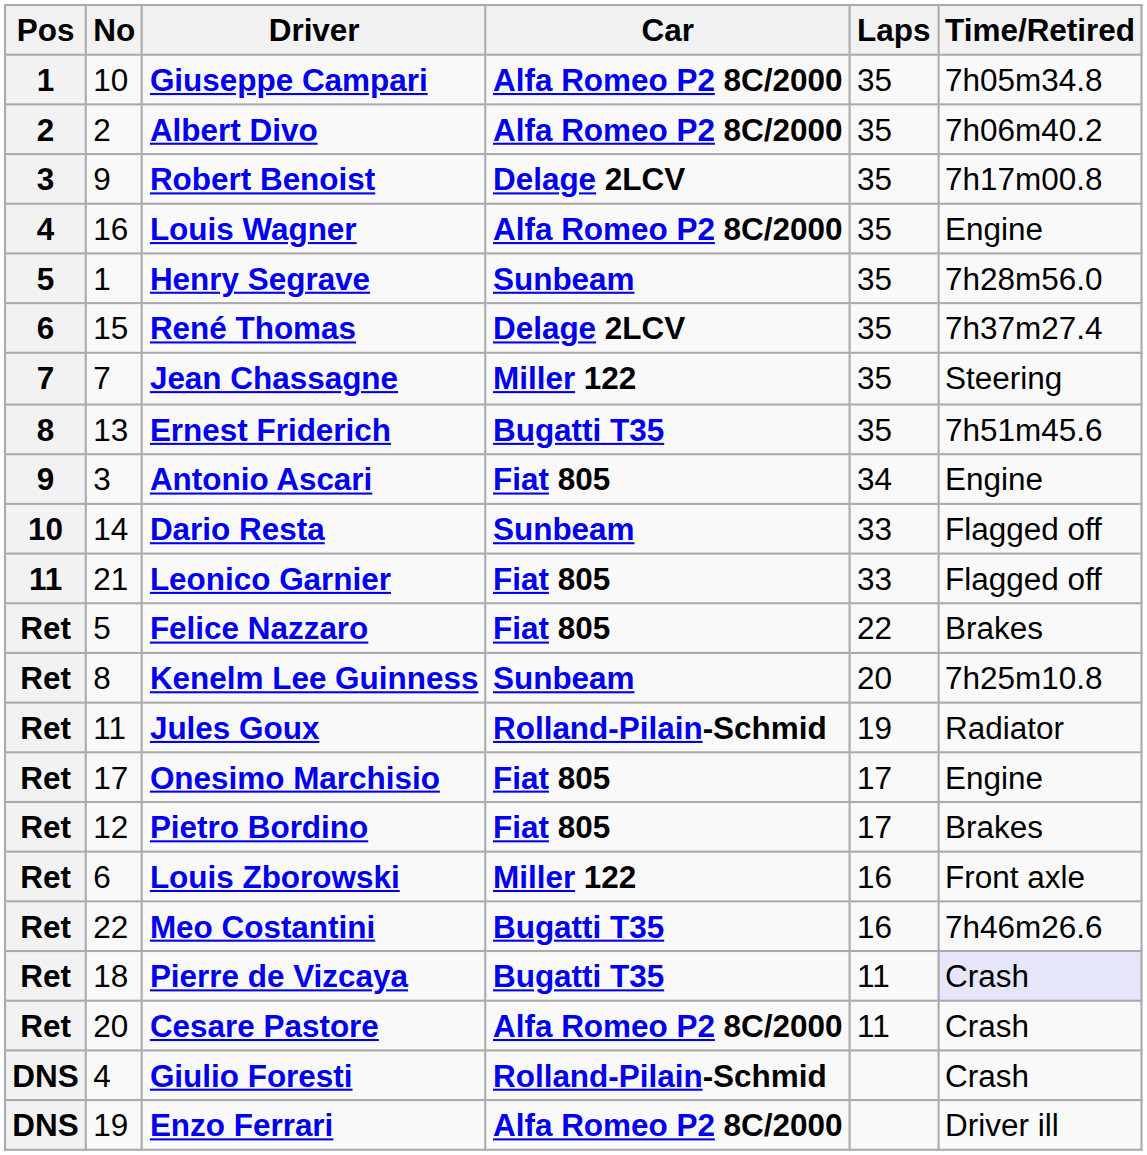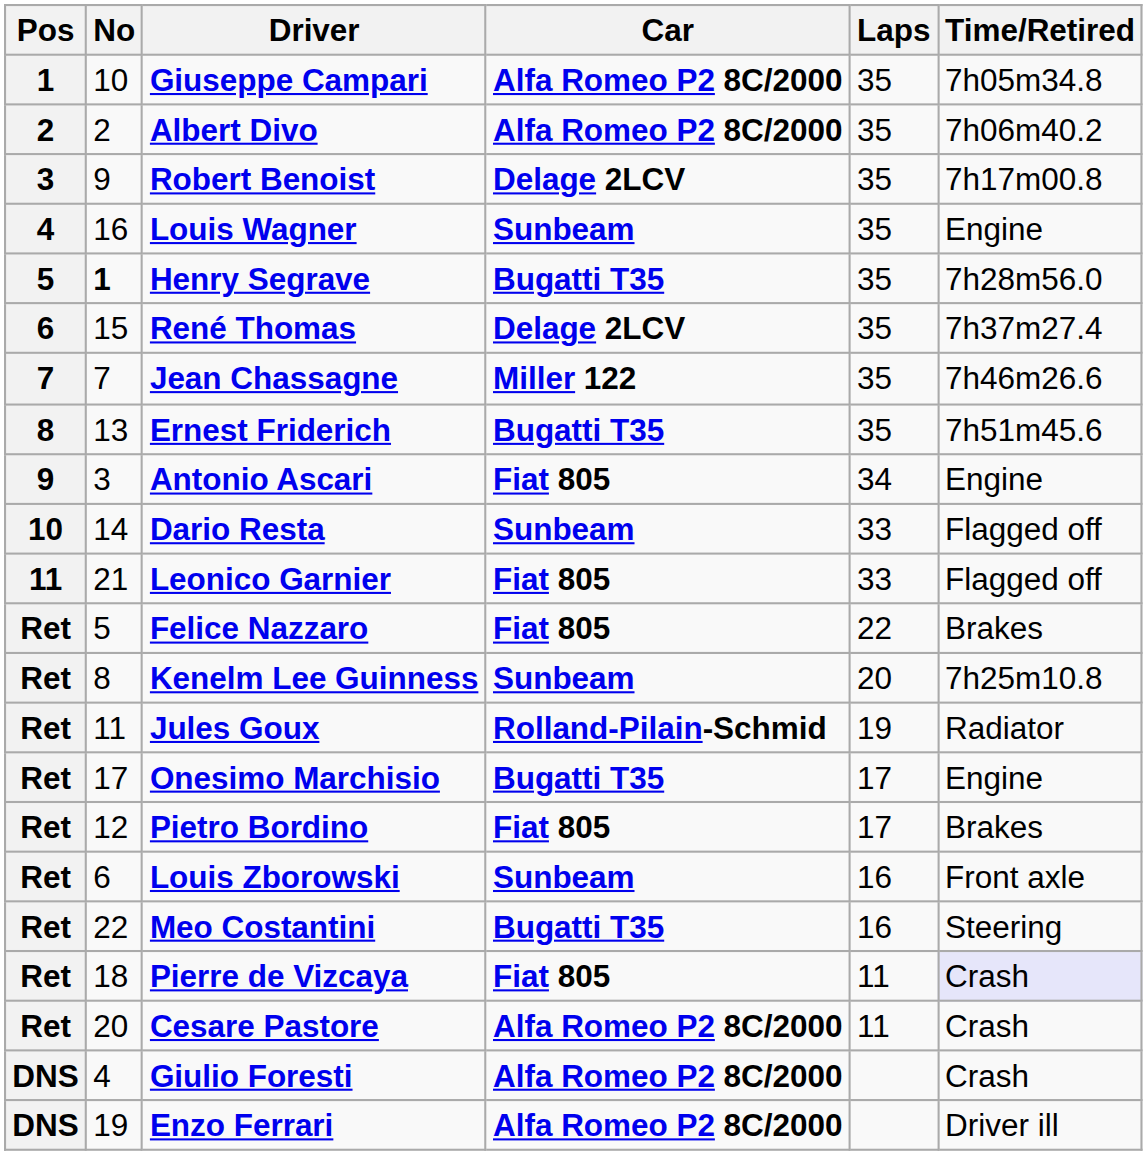(668, 229) Alfa Romeo P2 8C/2000 -> (564, 229) Sunbeam
(102, 279) normal -> (102, 279) bold
(564, 279) Sunbeam -> (579, 279) Bugatti T35
(1004, 379) Steering -> (1024, 379) 7h46m26.6
(552, 777) Fiat 805 -> (579, 777) Bugatti T35
(565, 877) Miller 122 -> (564, 877) Sunbeam
(1024, 927) 7h46m26.6 -> (1004, 927) Steering
(579, 977) Bugatti T35 -> (552, 977) Fiat 805
(660, 1076) Rolland-Pilain-Schmid -> (668, 1076) Alfa Romeo P2 8C/2000
